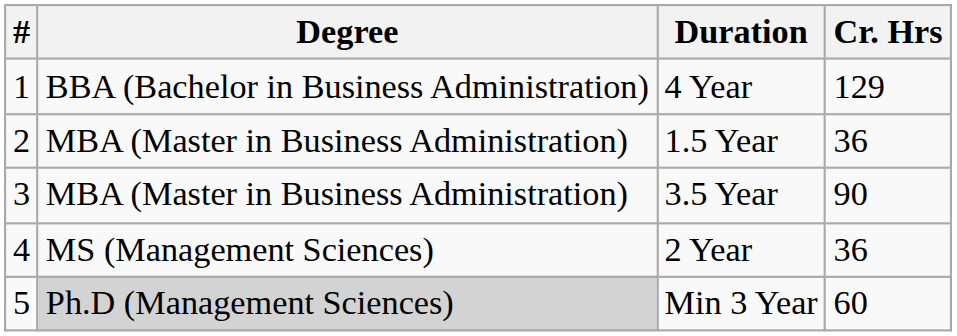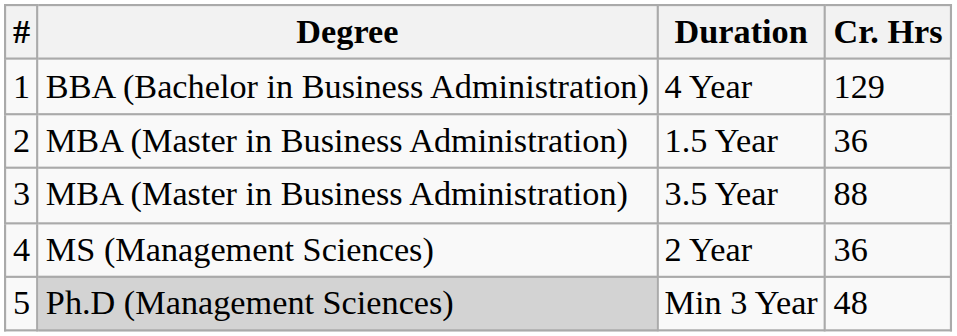(851, 194) 90 -> (851, 194) 88
(851, 303) 60 -> (851, 303) 48
